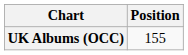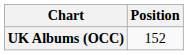(155, 38) 155 -> (155, 38) 152
